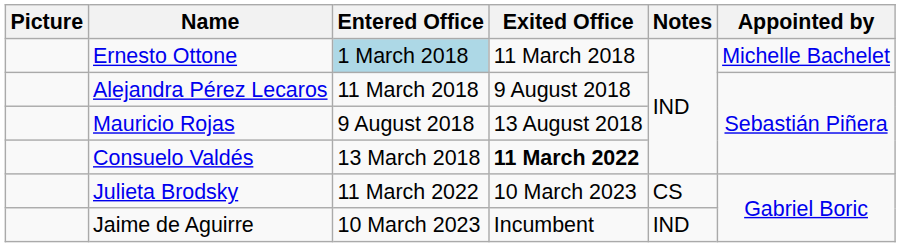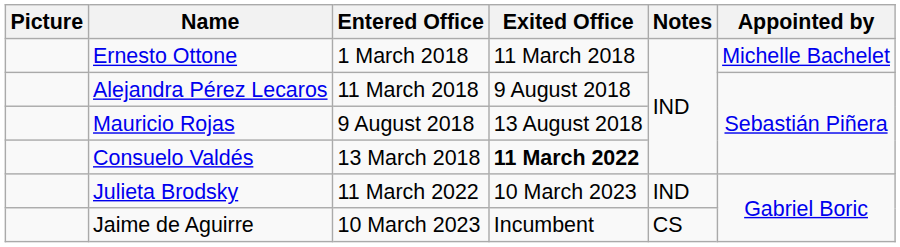(403, 56) lightblue background -> (403, 56) no background
(668, 191) CS -> (671, 191) IND
(671, 225) IND -> (668, 225) CS
